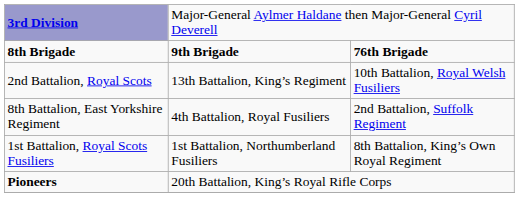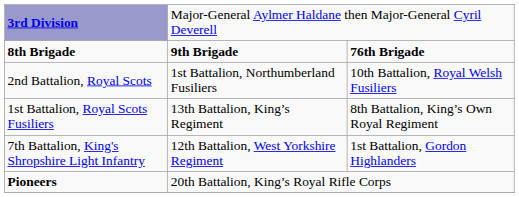(259, 80) 13th Battalion, King’s Regiment -> (253, 80) 1st Battalion, Northumberland Fusiliers
- row: (85, 116)
(253, 153) 1st Battalion, Northumberland Fusiliers -> (230, 116) 13th Battalion, King’s Regiment
+ row: (76, 153)
